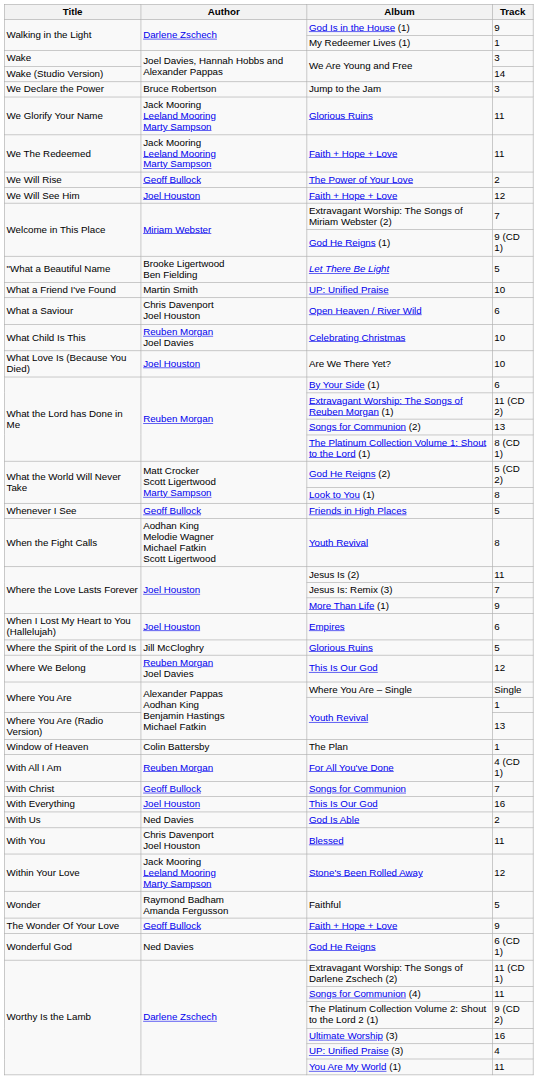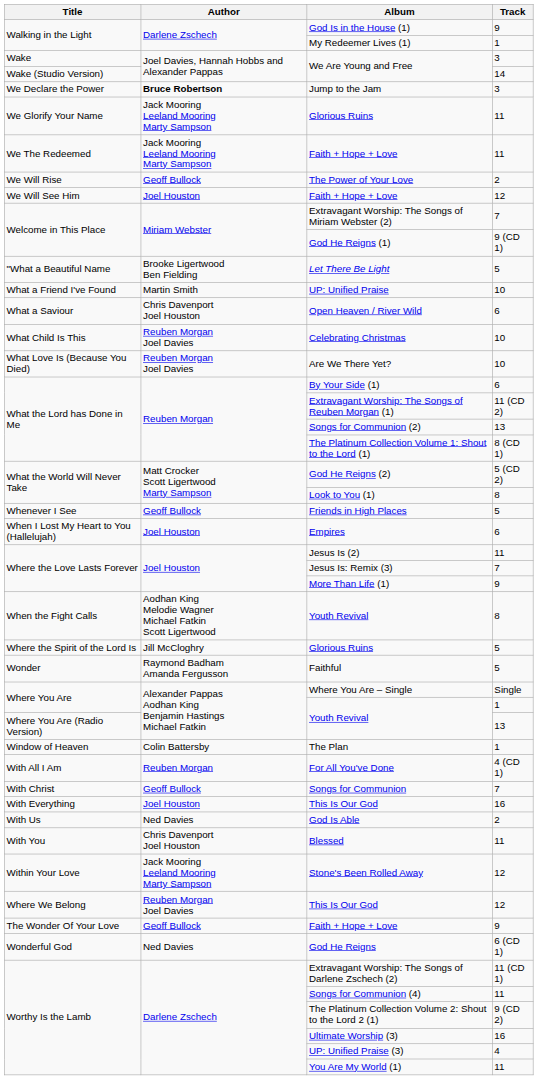(180, 89) normal -> (183, 89) bold
(172, 364) Joel Houston -> (178, 364) Reuben Morgan Joel Davies
rows swapped: (69, 626) <-> (52, 542)
rows swapped: (46, 668) <-> (24, 904)
